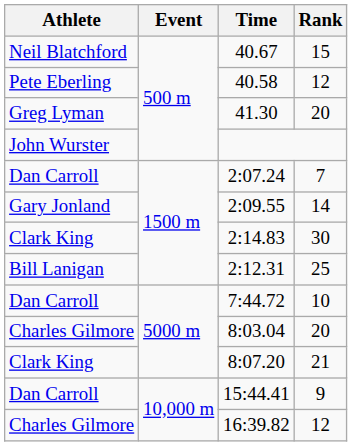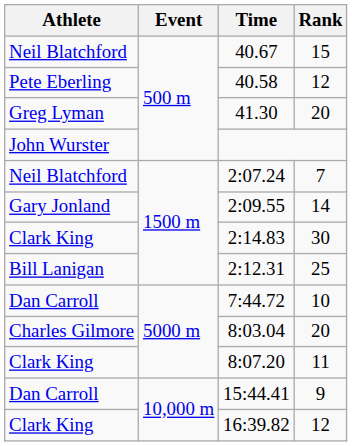(54, 176) Dan Carroll -> (68, 176) Neil Blatchford
(320, 362) 21 -> (320, 362) 11
(72, 424) Charles Gilmore -> (51, 424) Clark King
